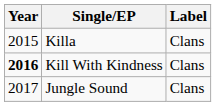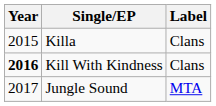(187, 88) Clans -> (186, 88) MTA
